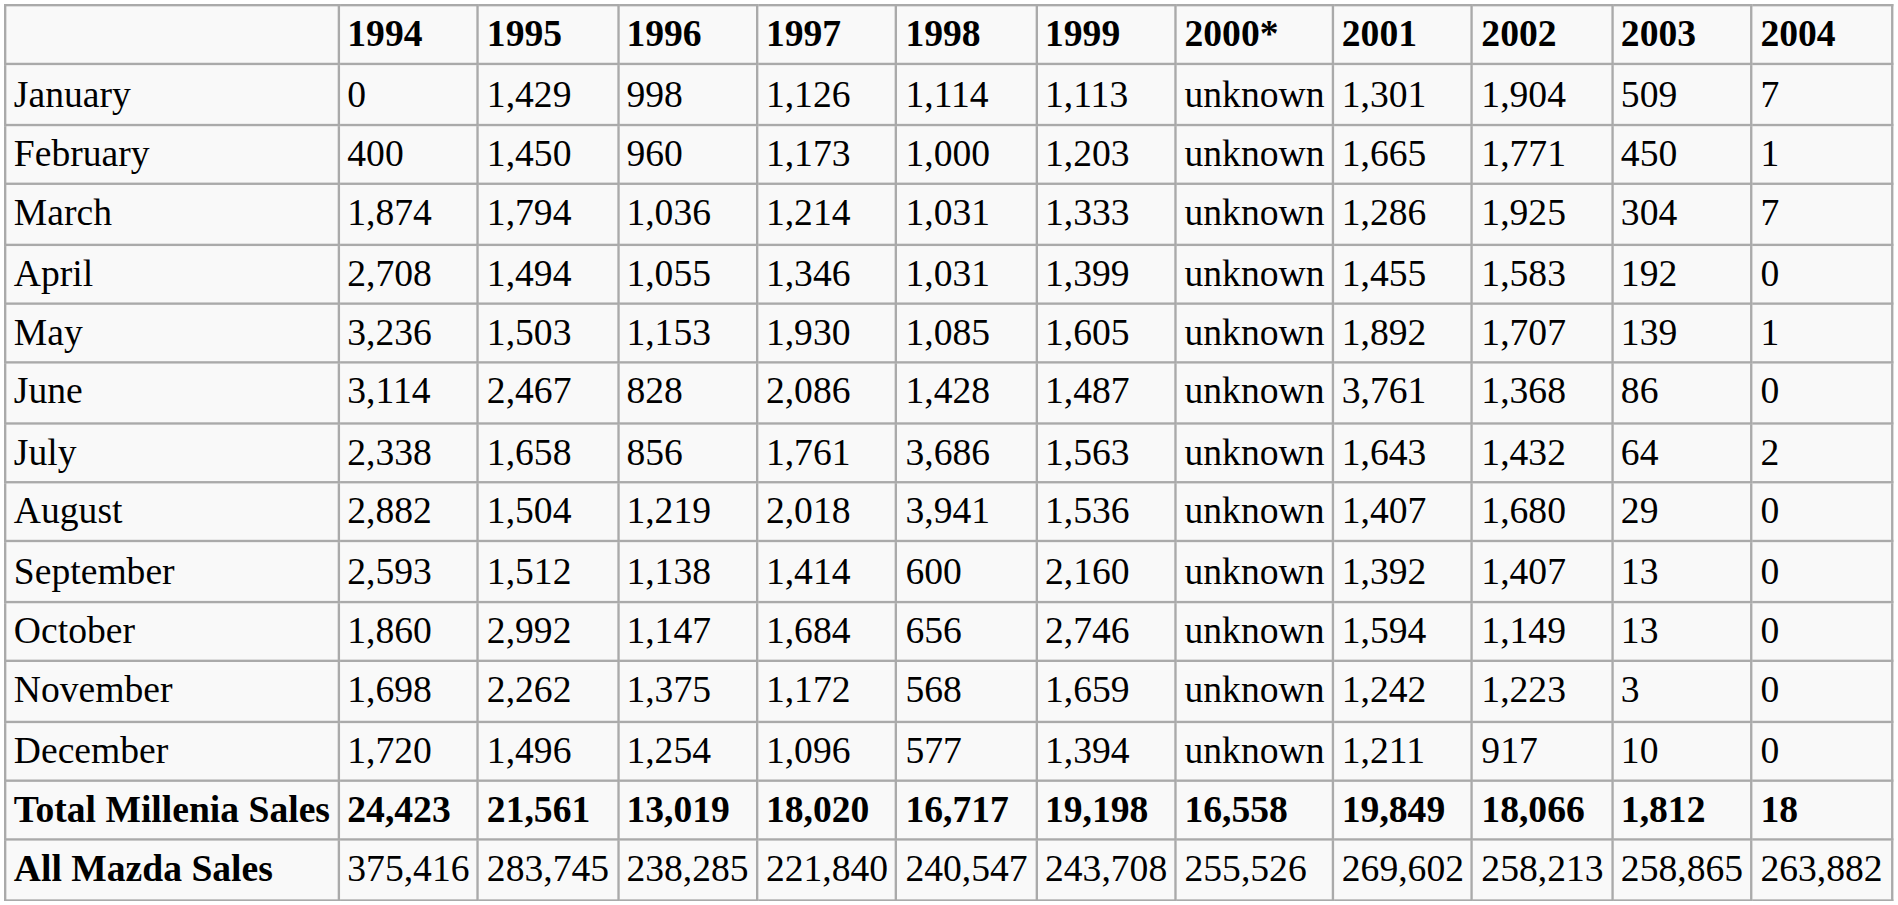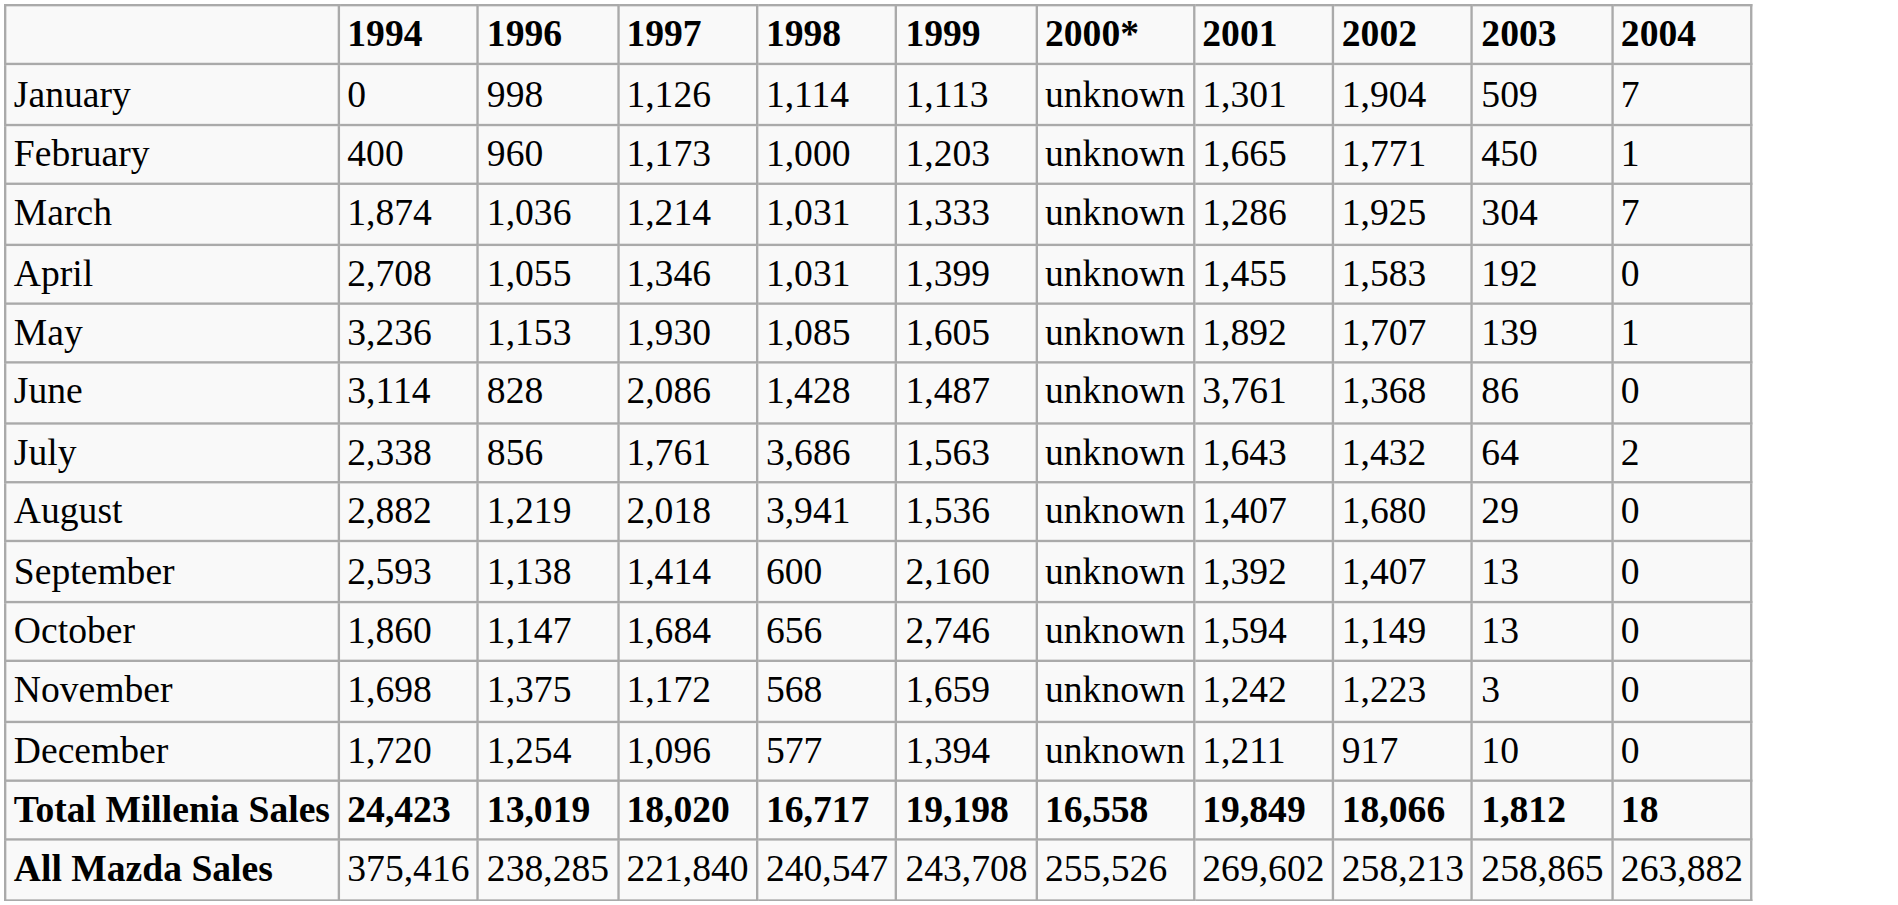- column: (524, 34)
